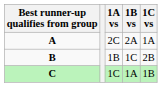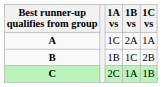(114, 40) 2C -> (114, 40) 1C
(114, 73) 1C -> (114, 73) 2C
